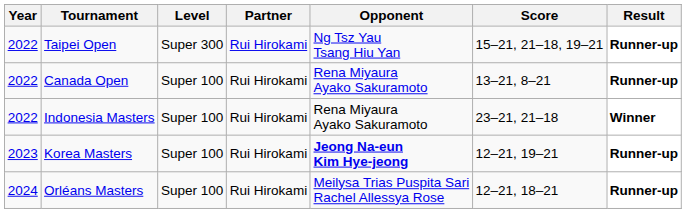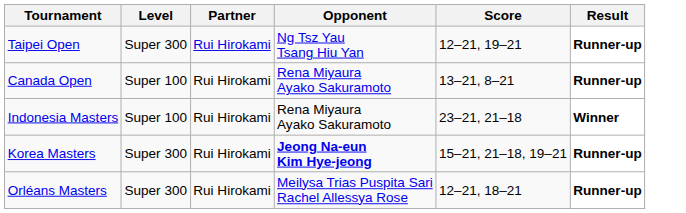- column: (23, 16)
(539, 44) 15–21, 21–18, 19–21 -> (480, 44) 12–21, 19–21
(192, 154) Super 100 -> (156, 154) Super 300
(517, 154) 12–21, 19–21 -> (503, 154) 15–21, 21–18, 19–21
(192, 190) Super 100 -> (156, 190) Super 300
